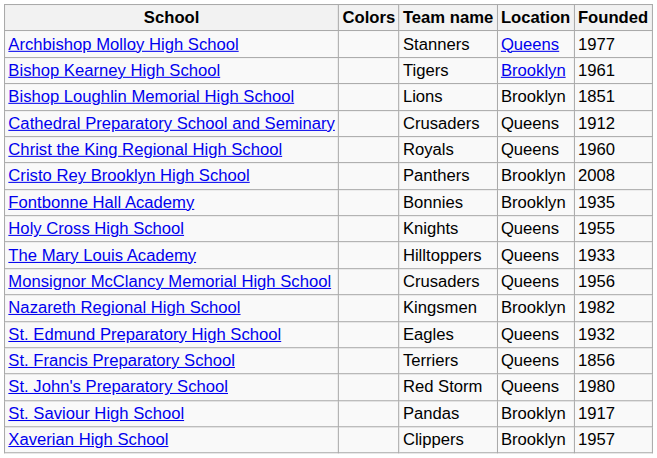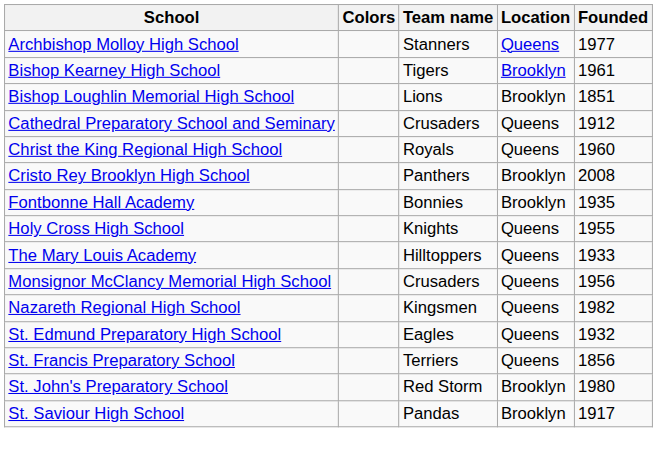(533, 307) Brooklyn -> (530, 307) Queens
(530, 387) Queens -> (533, 387) Brooklyn
- row: (88, 439)
